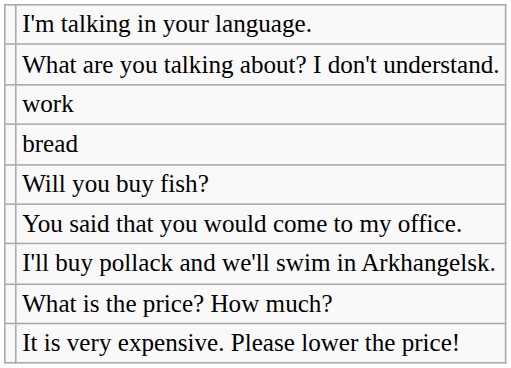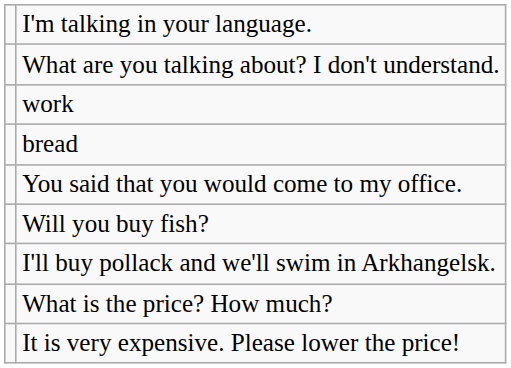rows swapped: (242, 223) <-> (115, 183)
